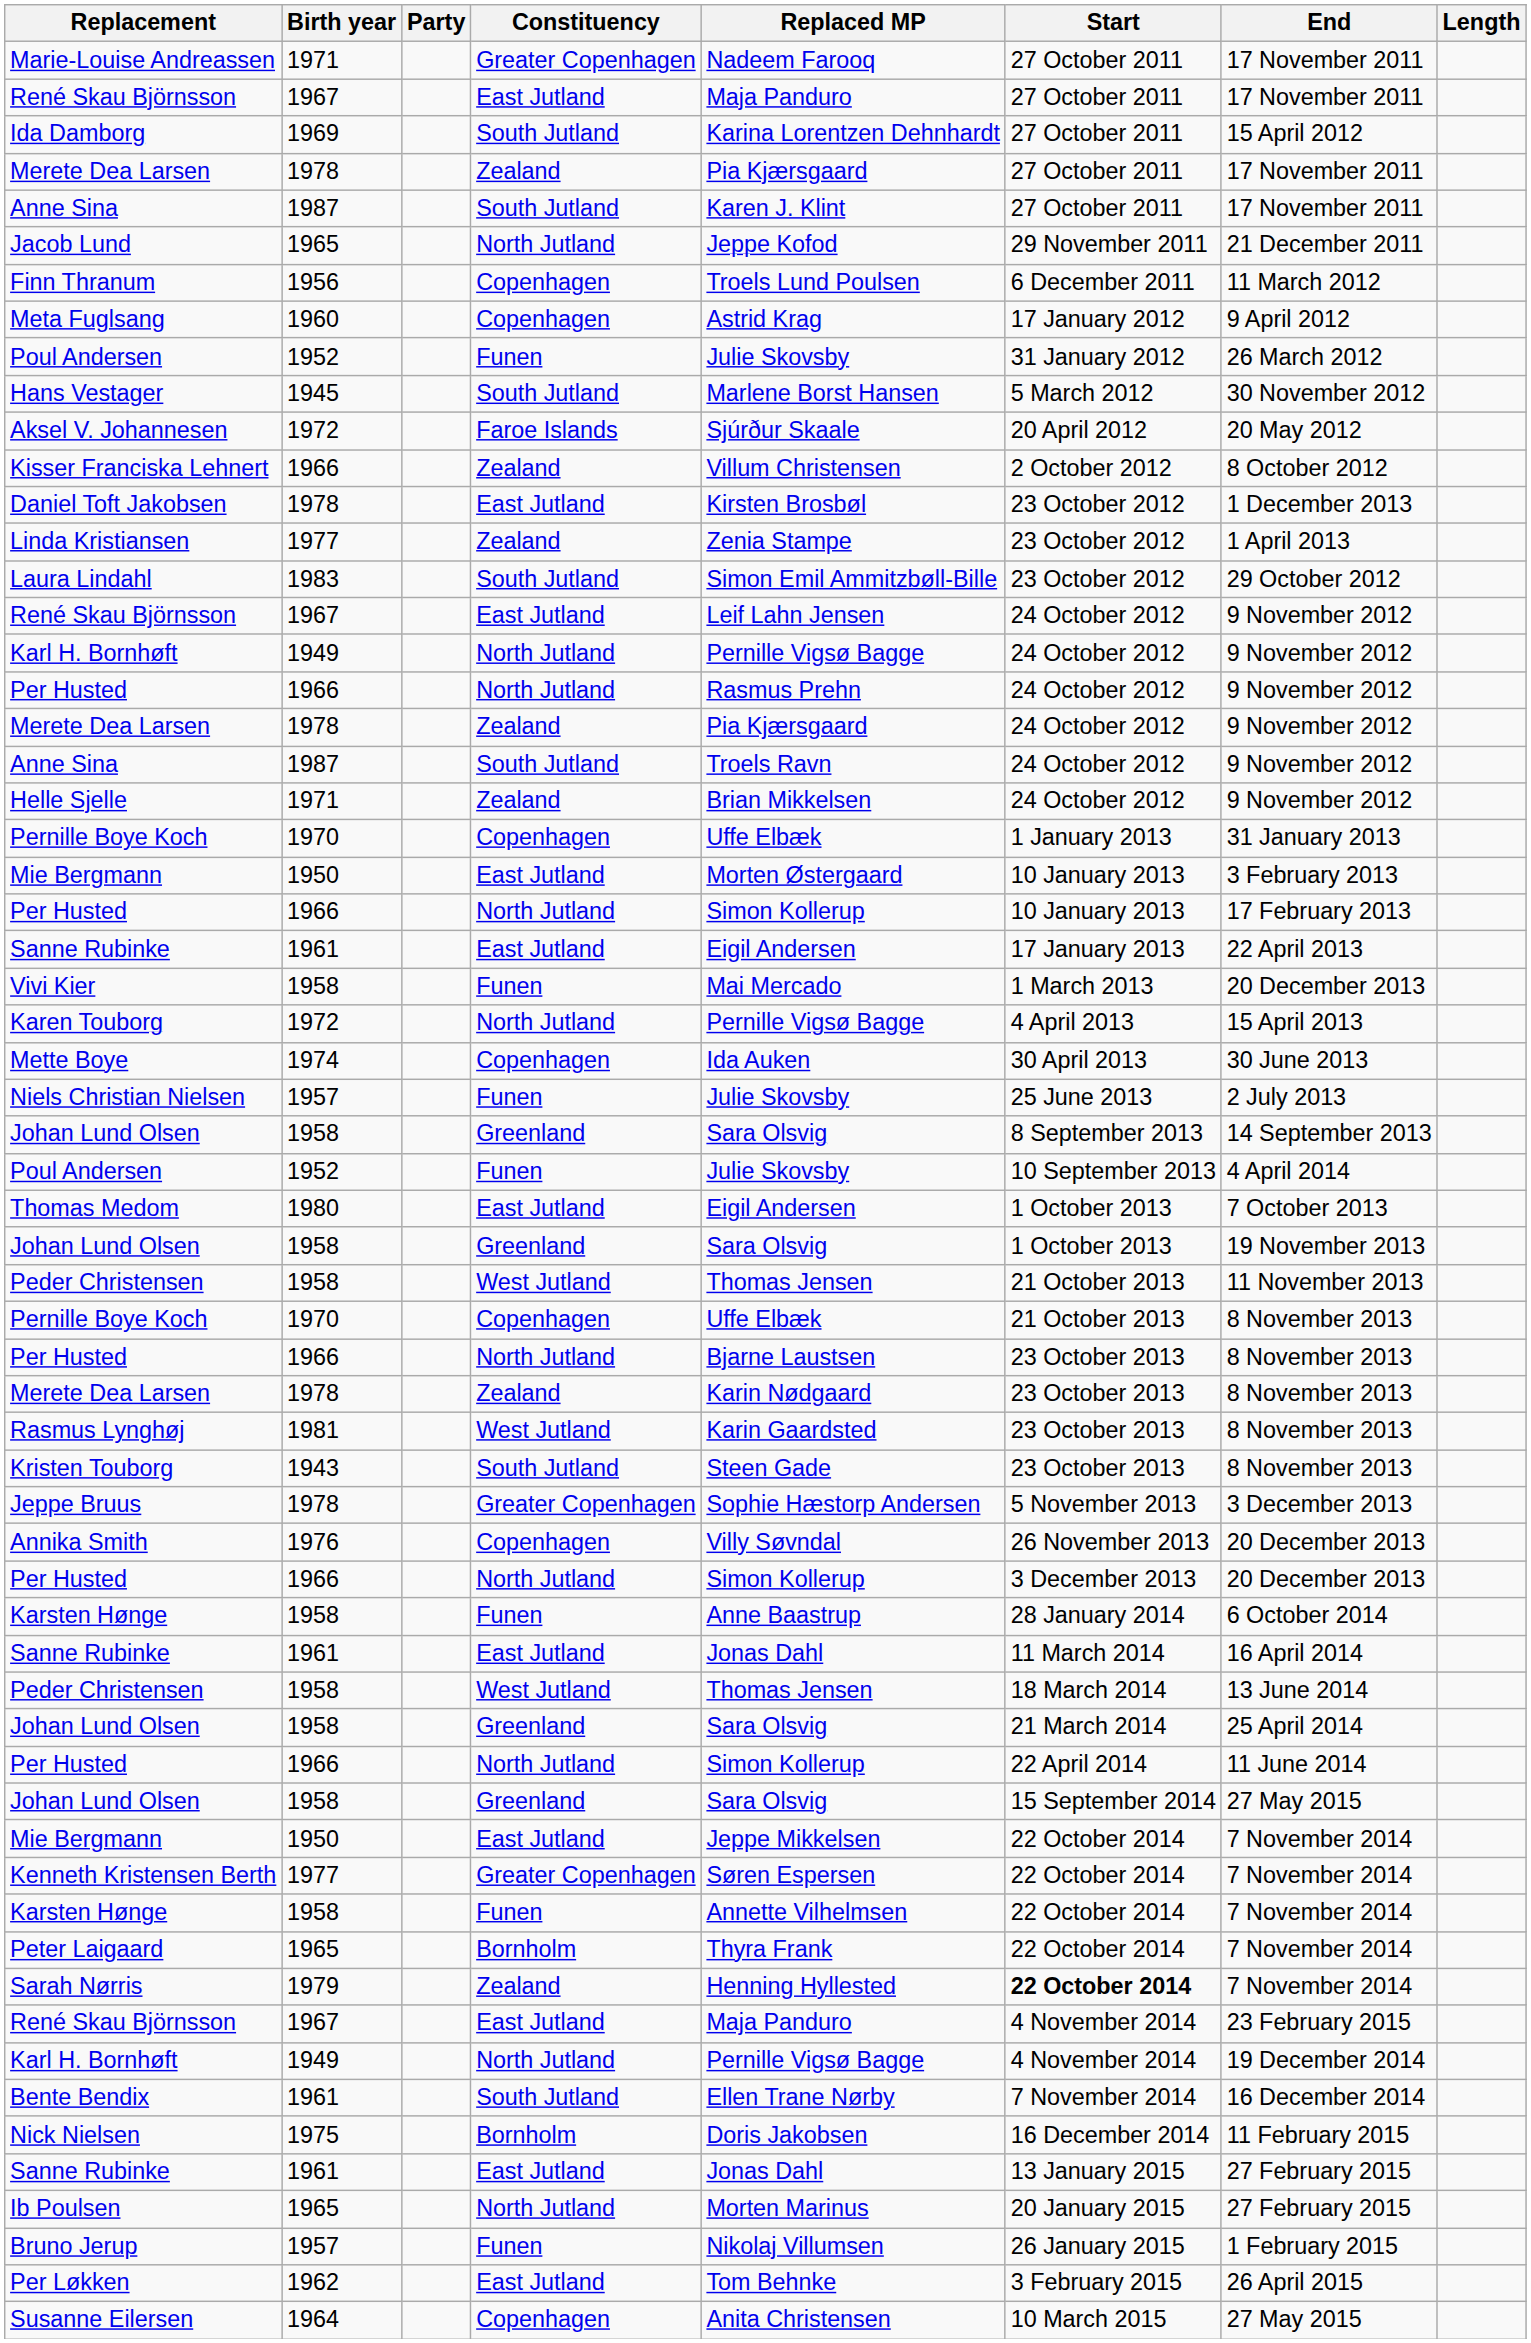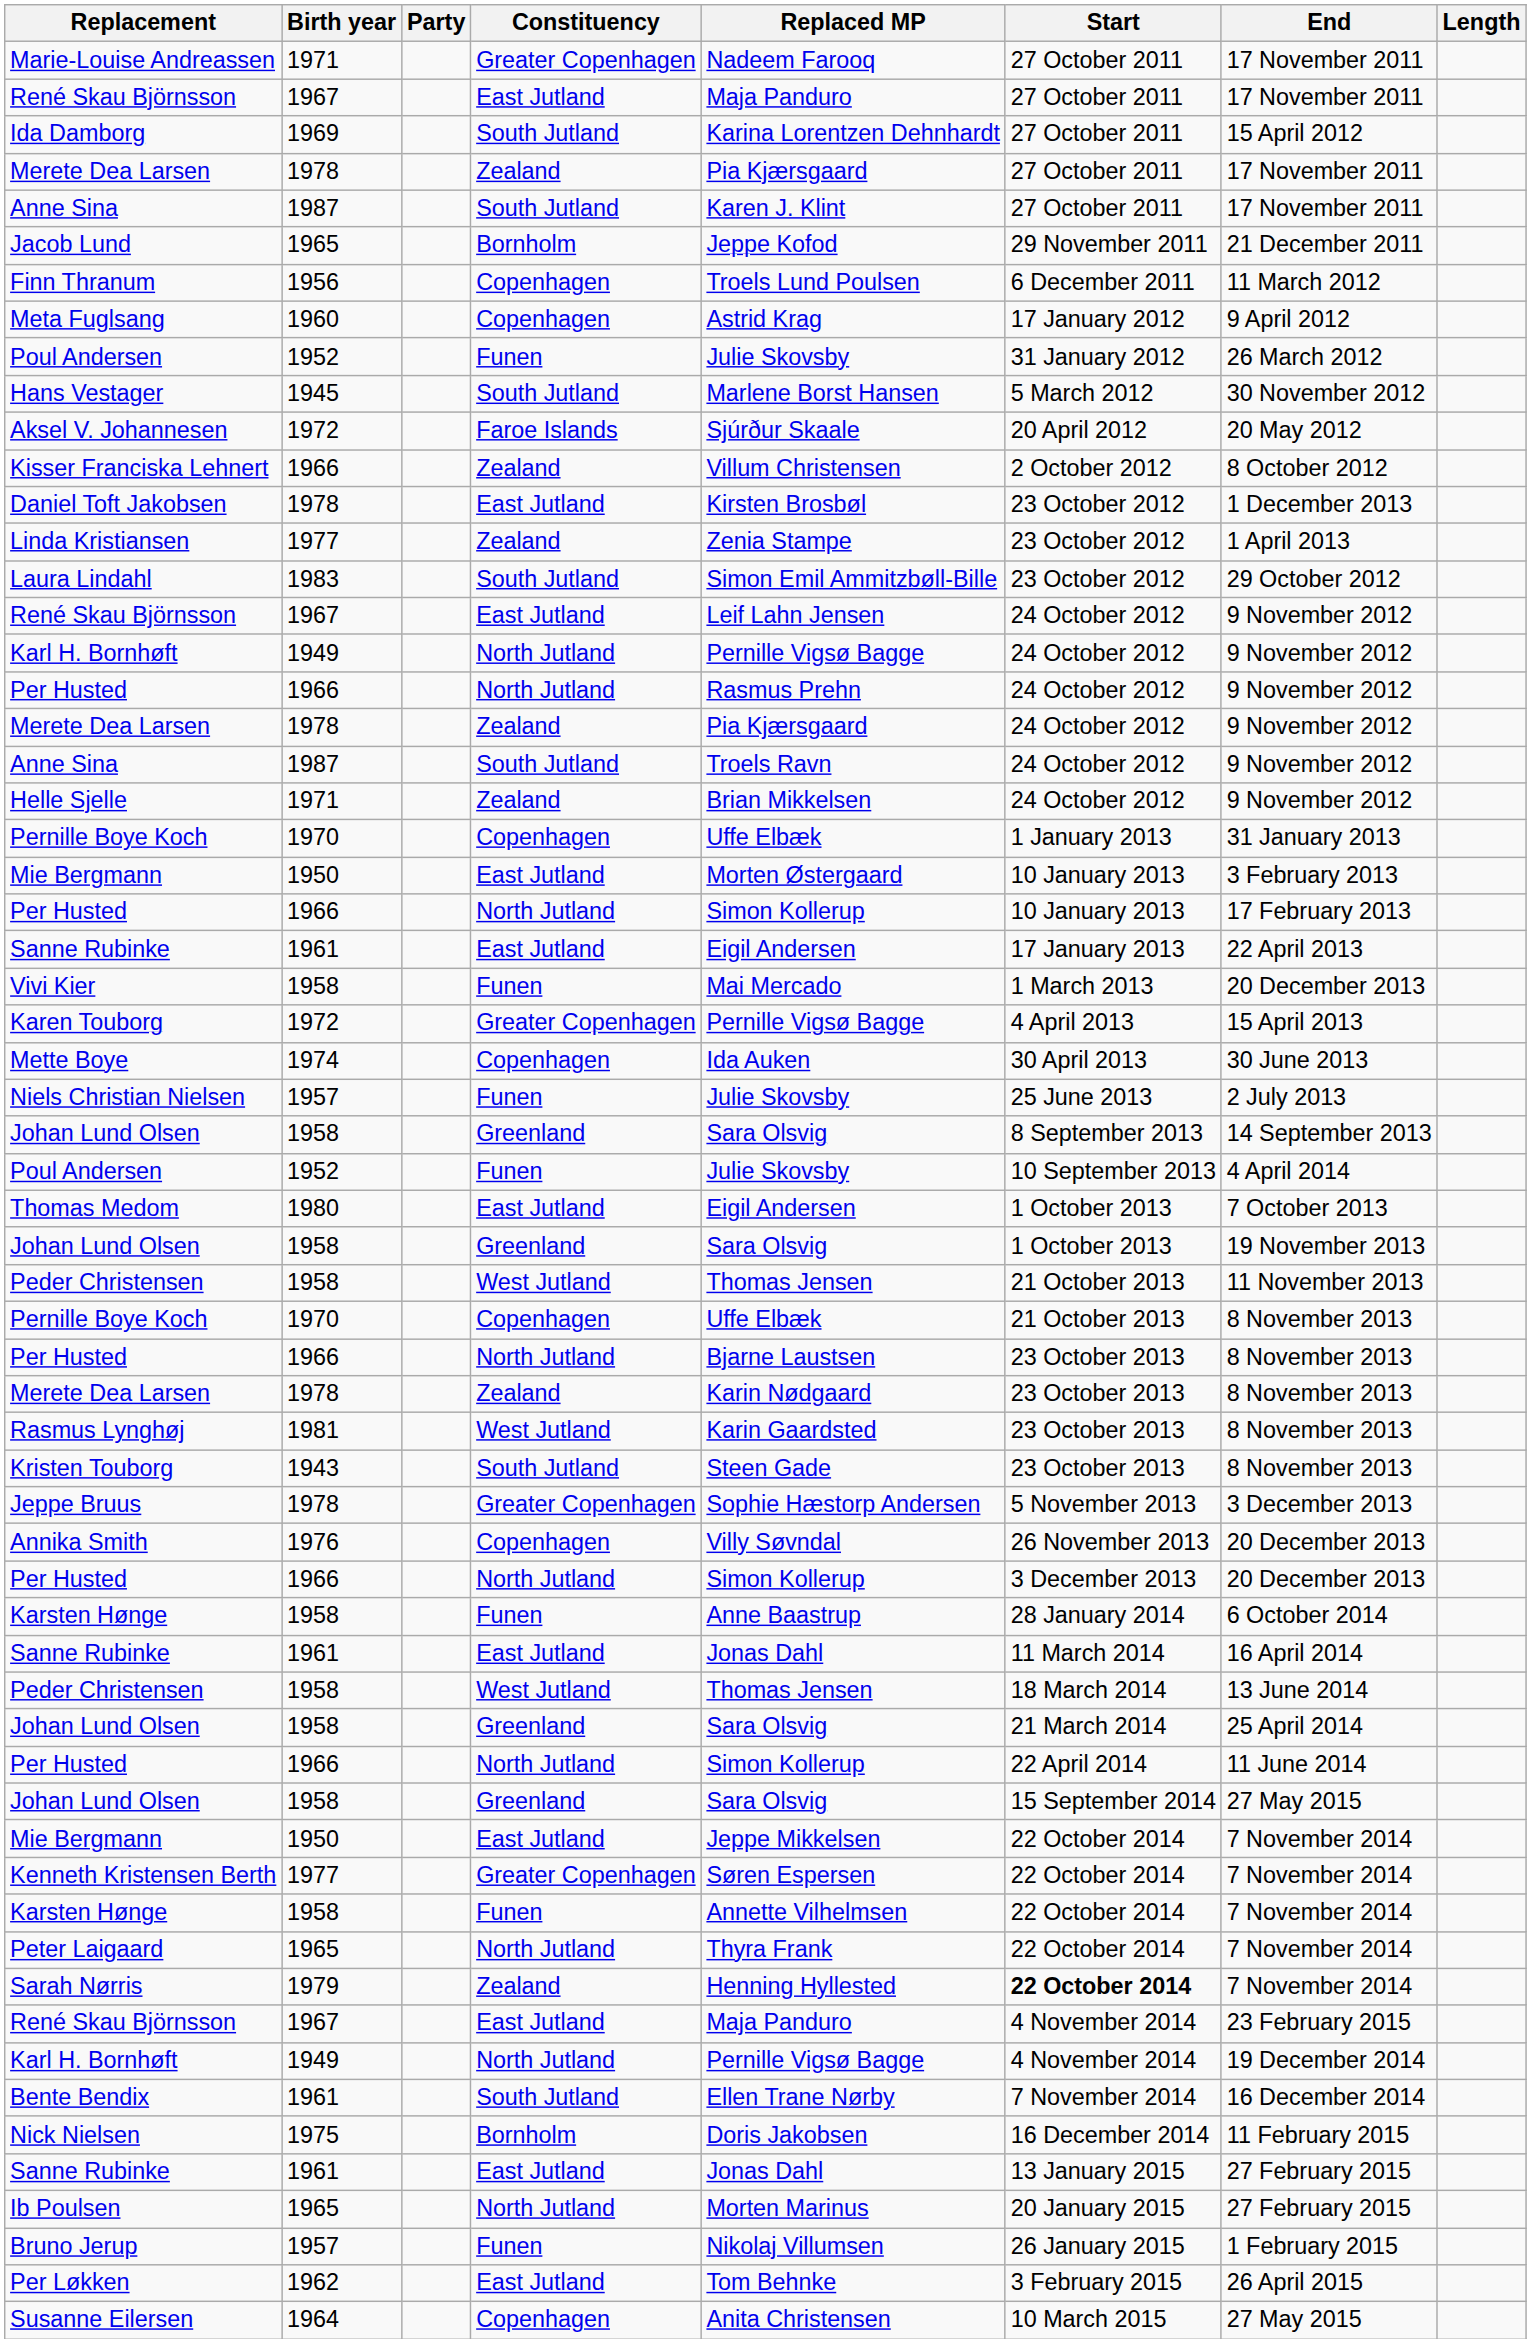(546, 245) North Jutland -> (526, 245) Bornholm
(546, 1023) North Jutland -> (586, 1023) Greater Copenhagen
(526, 1949) Bornholm -> (546, 1949) North Jutland
